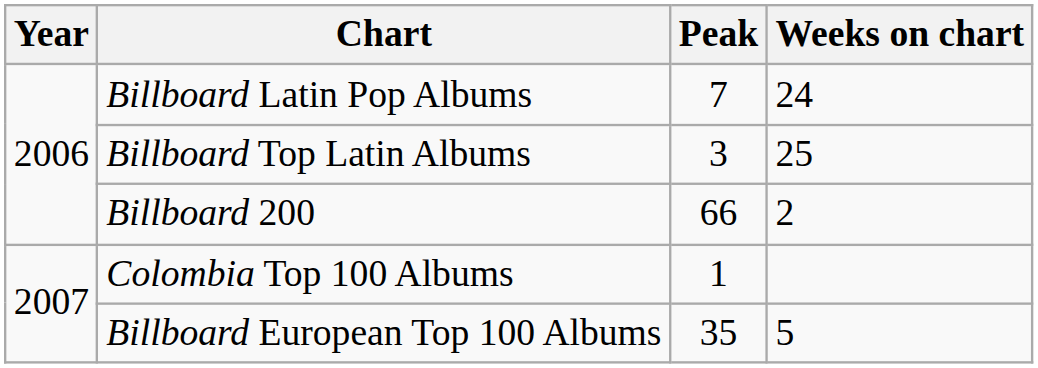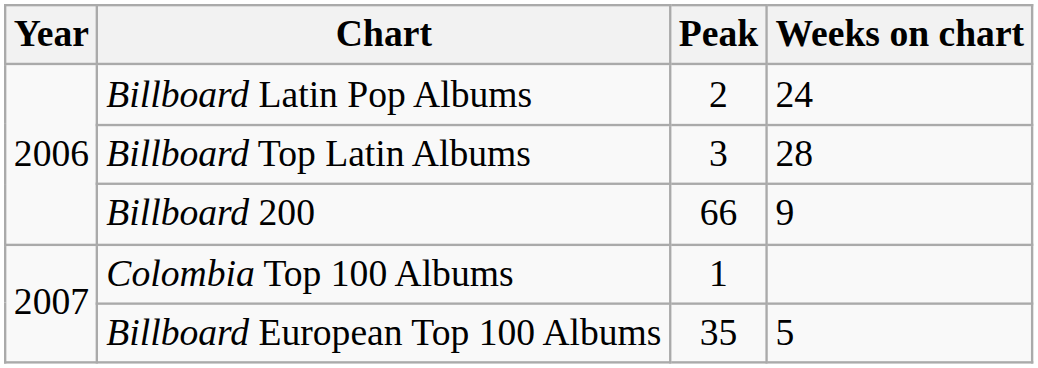(719, 93) 7 -> (719, 93) 2
(794, 153) 25 -> (794, 153) 28
(785, 213) 2 -> (785, 213) 9
